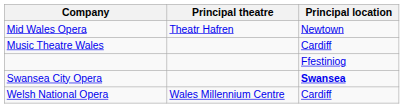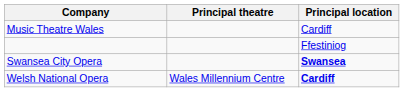- row: (47, 29)
(316, 95) normal -> (318, 78) bold
